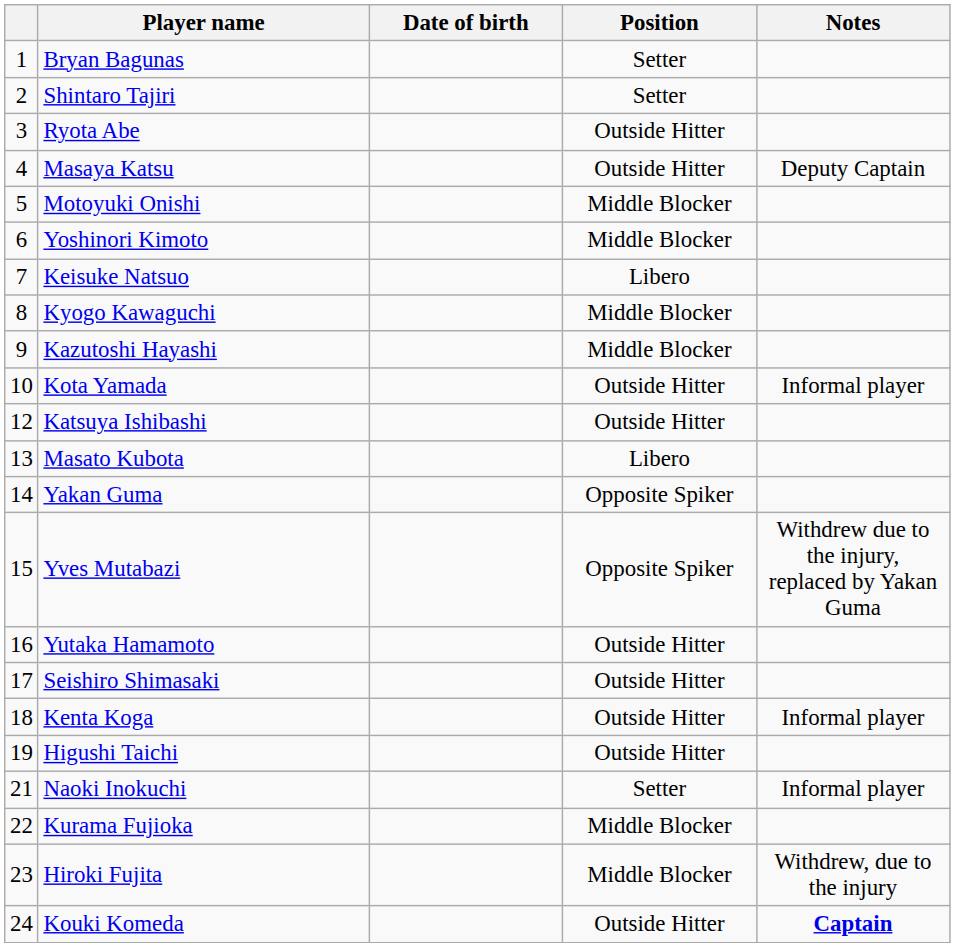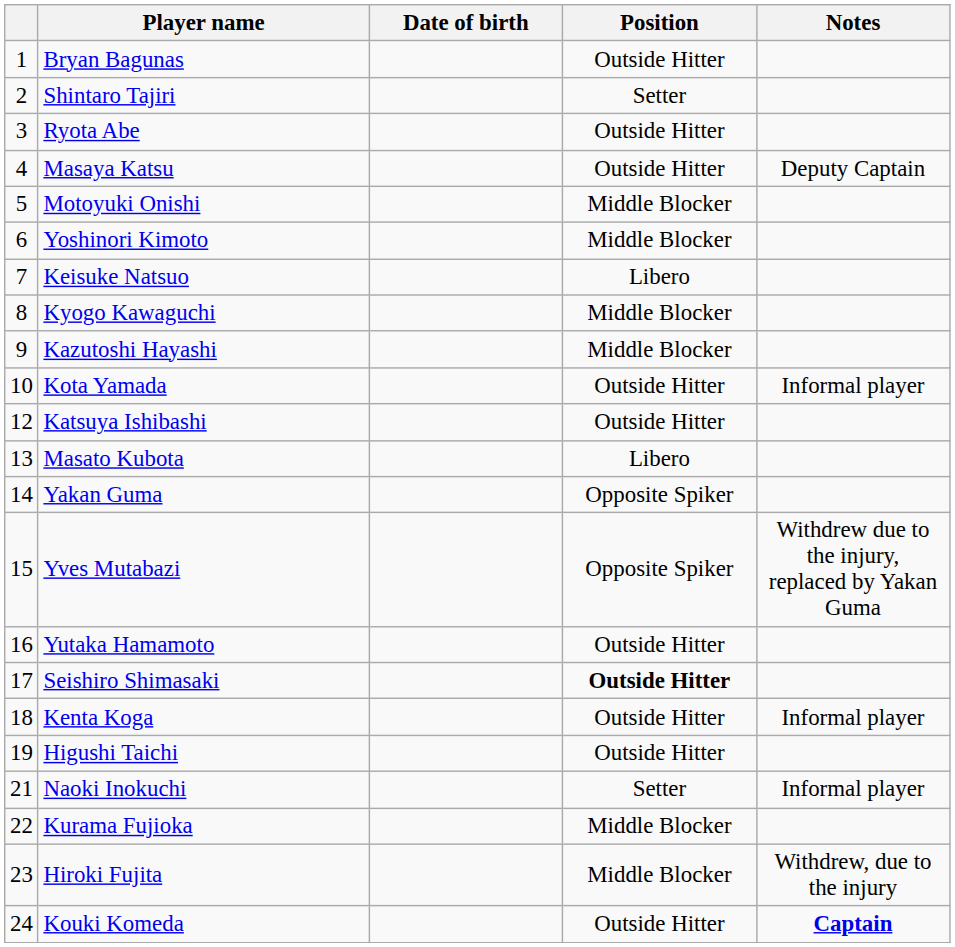(659, 58) Setter -> (659, 58) Outside Hitter
(659, 680) normal -> (659, 680) bold
